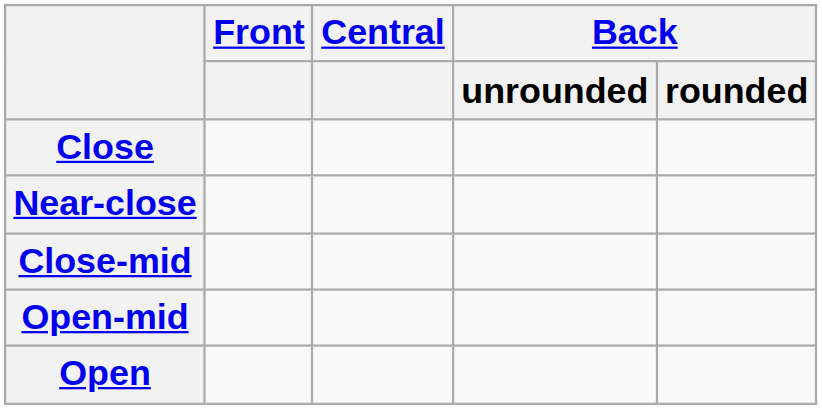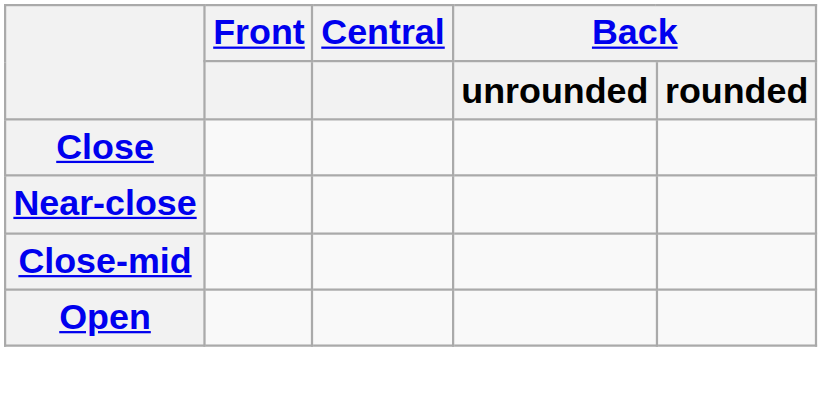- row: (105, 317)
